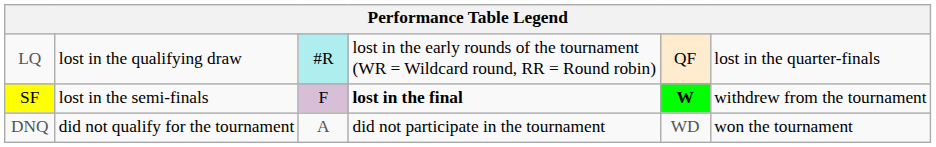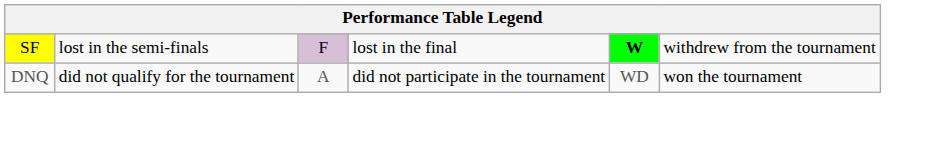- row: (30, 59)
(408, 98) bold -> (405, 48) normal
